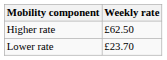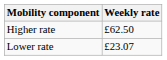(119, 47) £23.70 -> (119, 47) £23.07
